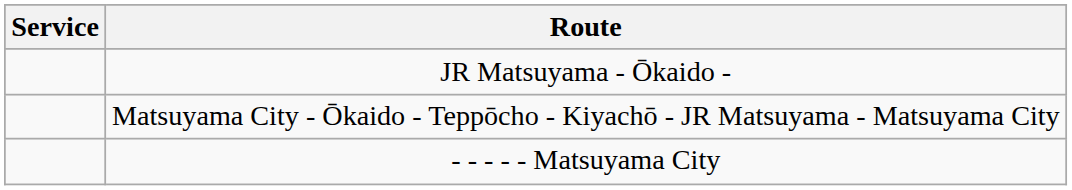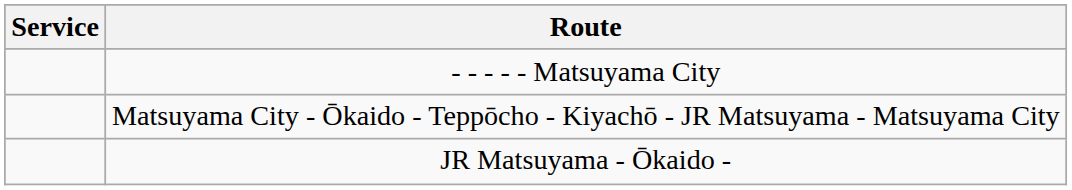rows swapped: (586, 160) <-> (586, 71)
